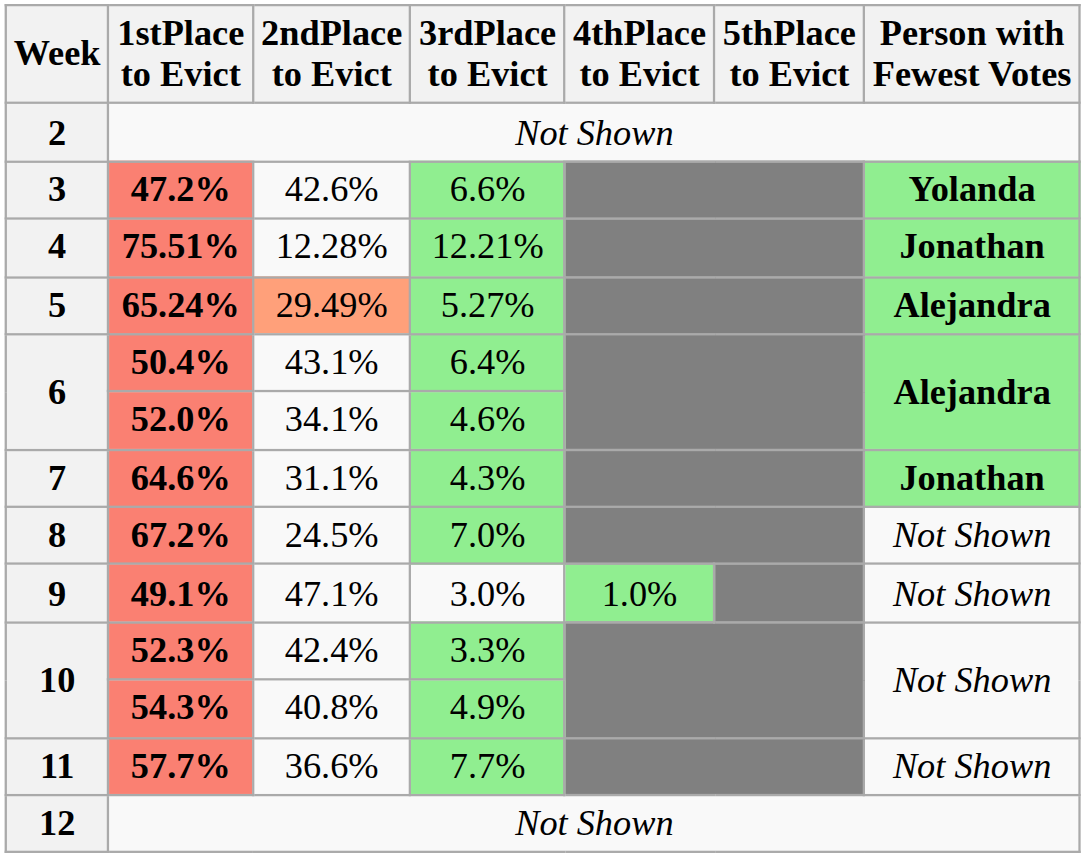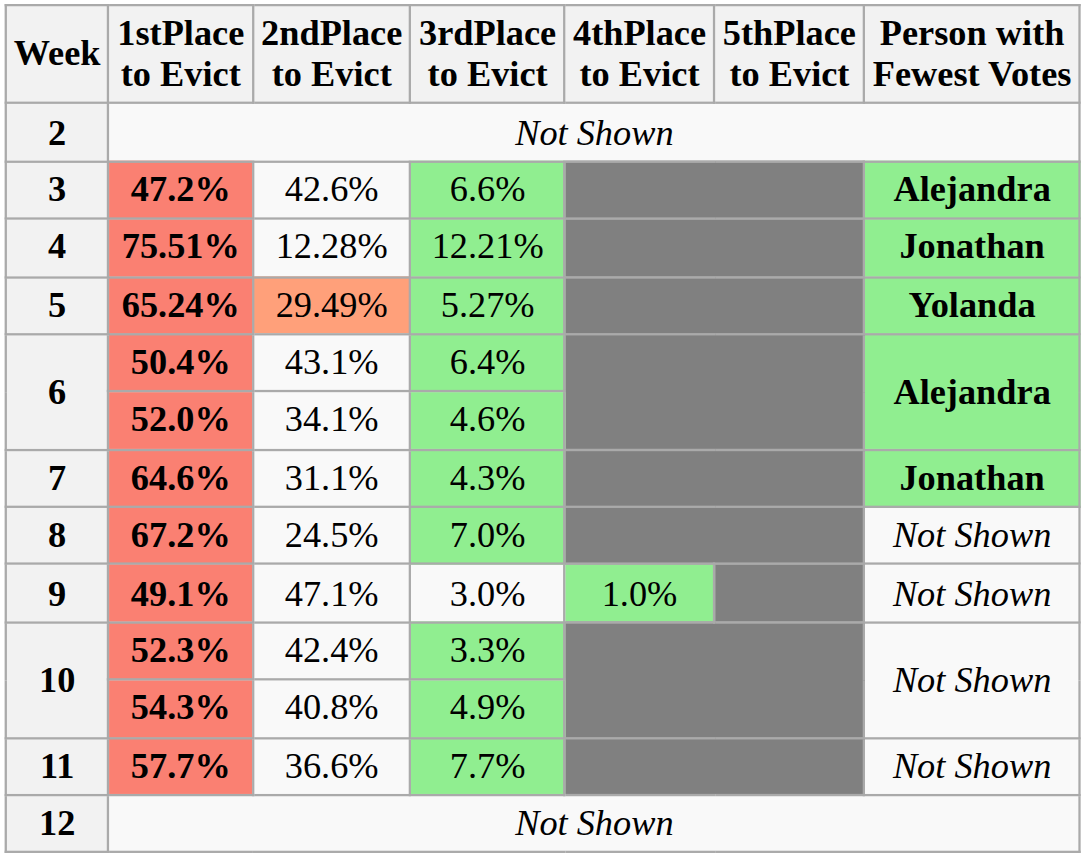(972, 189) Yolanda -> (972, 189) Alejandra
(972, 304) Alejandra -> (972, 304) Yolanda
